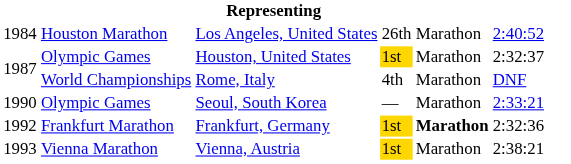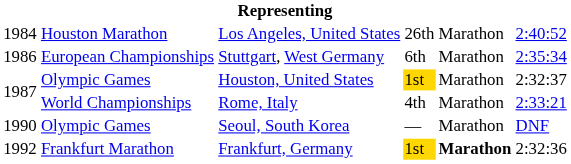+ row: (301, 56)
(510, 79) DNF -> (541, 102) 2:33:21
(518, 102) 2:33:21 -> (532, 126) DNF
- row: (248, 149)
